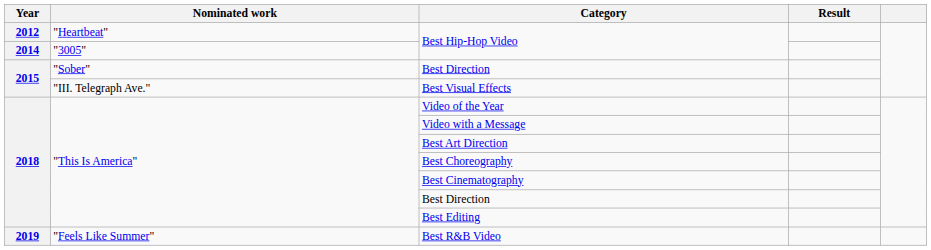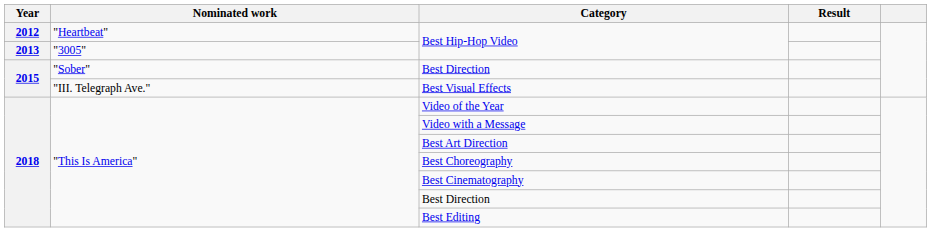(27, 50) 2014 -> (27, 50) 2013
- row: (104, 236)
